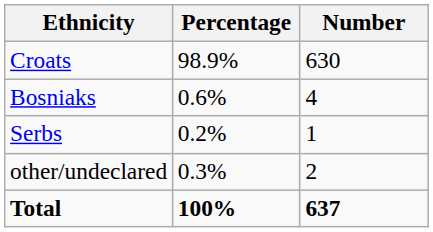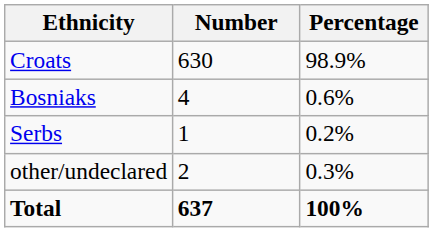columns swapped: (364, 23) <-> (236, 23)
